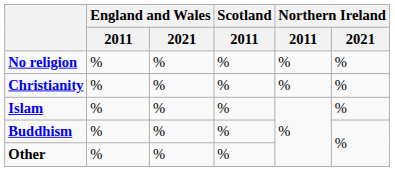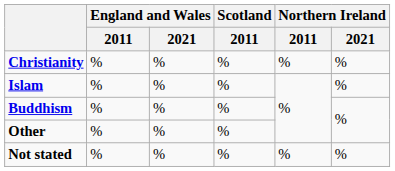- row: (43, 62)
+ row: (40, 154)
